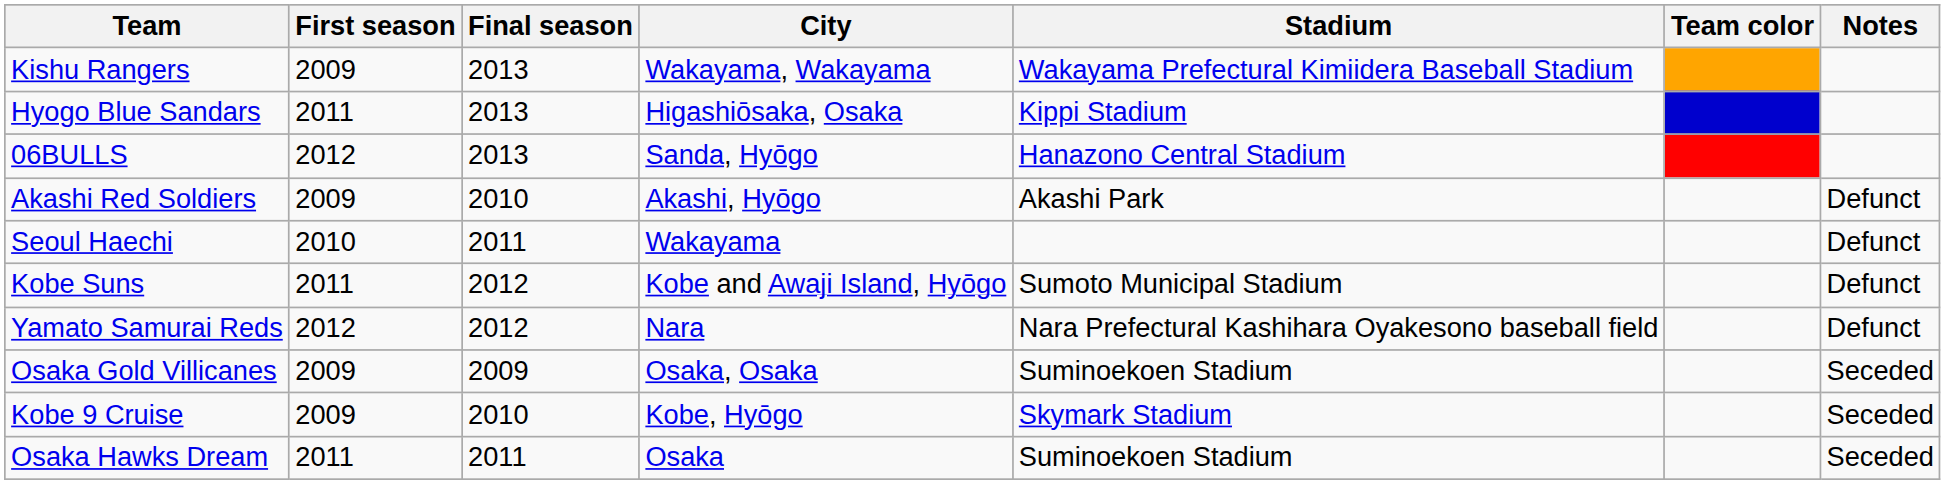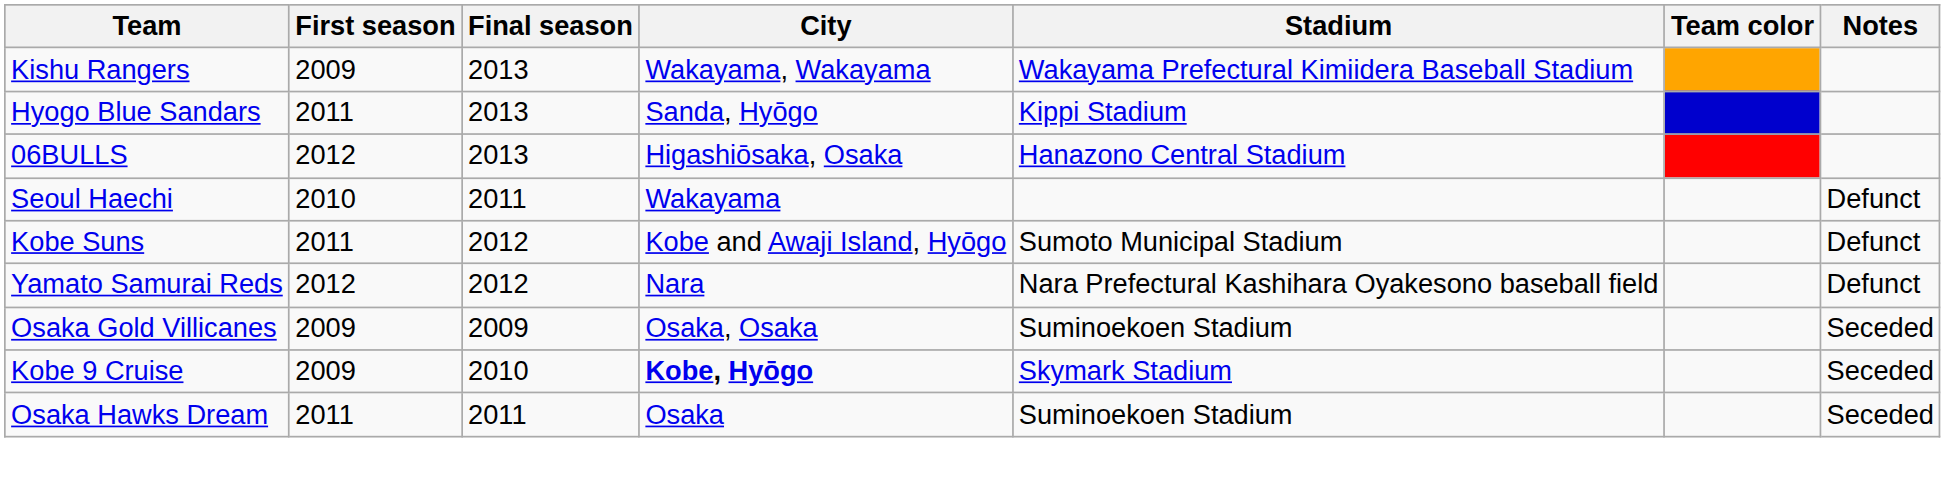(774, 112) Higashiōsaka, Osaka -> (732, 112) Sanda, Hyōgo
(732, 155) Sanda, Hyōgo -> (774, 155) Higashiōsaka, Osaka
- row: (134, 198)
(724, 414) normal -> (729, 371) bold
